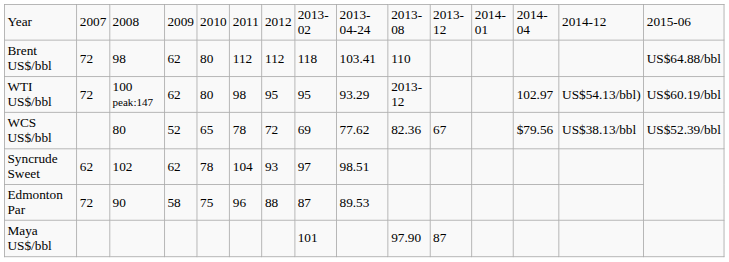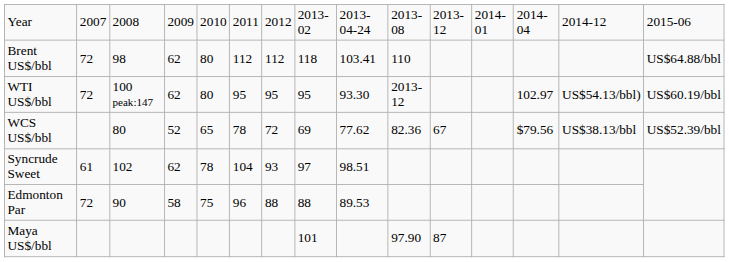(239, 94) 98 -> (239, 94) 95
(354, 94) 93.29 -> (354, 94) 93.30
(86, 166) 62 -> (86, 166) 61
(304, 202) 87 -> (304, 202) 88
